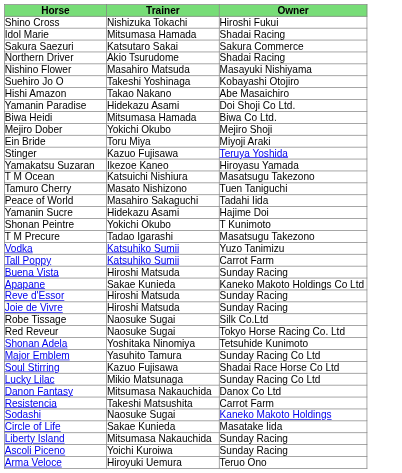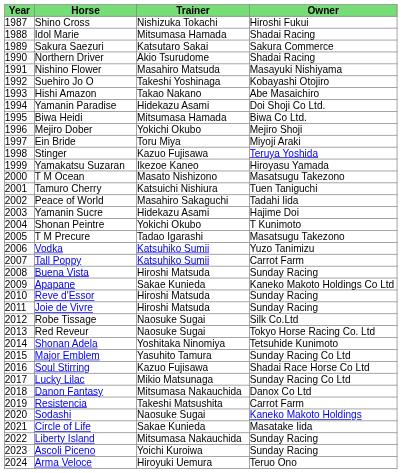+ column: (19, 10)
(147, 177) Katsuichi Nishiura -> (177, 177) Masato Nishizono
(147, 189) Masato Nishizono -> (177, 189) Katsuichi Nishiura
